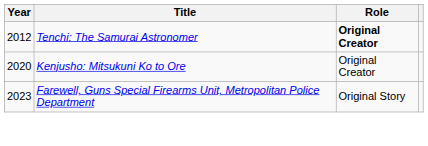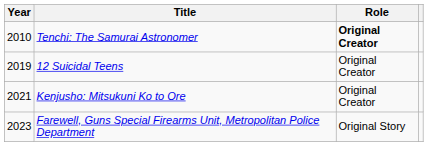(19, 36) 2012 -> (19, 36) 2010
+ row: (80, 66)
(19, 66) 2020 -> (19, 96) 2021
